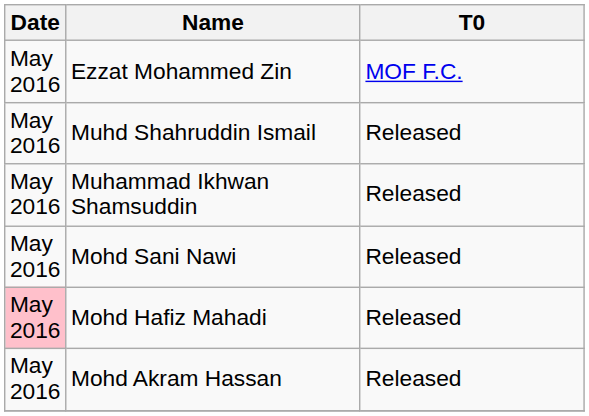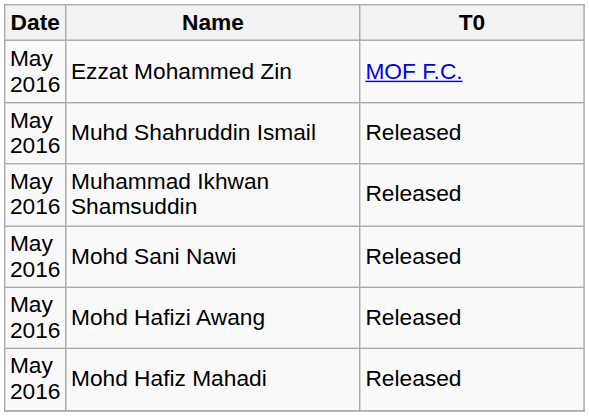+ row: (168, 317)
(35, 317) pink background -> (35, 379) no background
- row: (176, 379)
